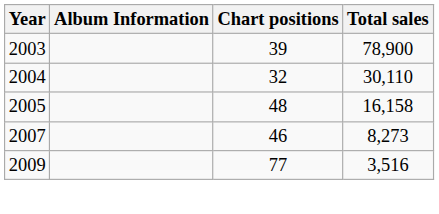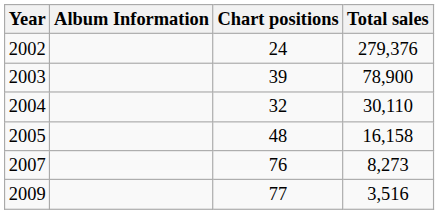+ row: (27, 48)
(278, 135) 46 -> (278, 164) 76
